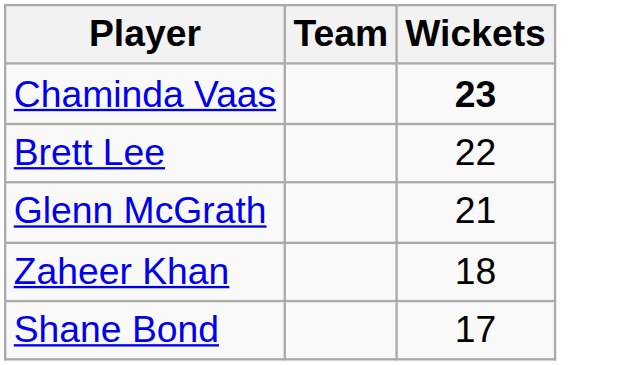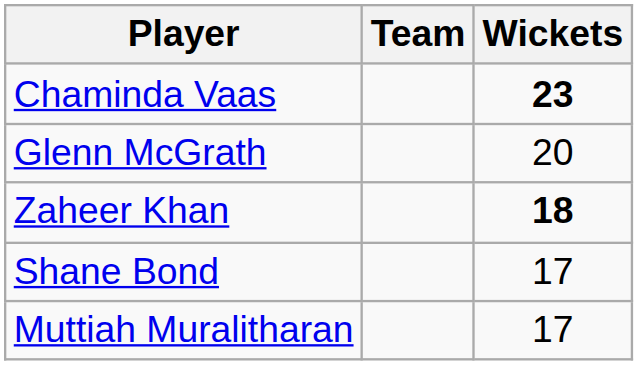- row: (89, 152)
(476, 211) 21 -> (553, 152) 20
(476, 270) normal -> (553, 211) bold
+ row: (184, 329)
